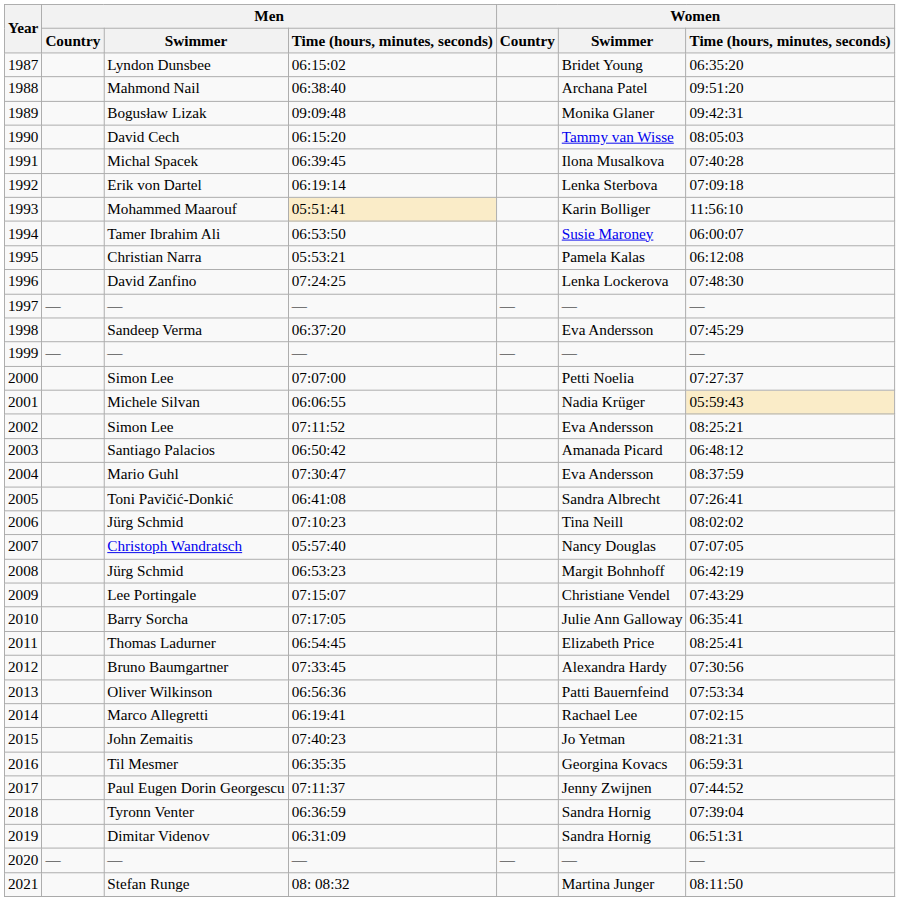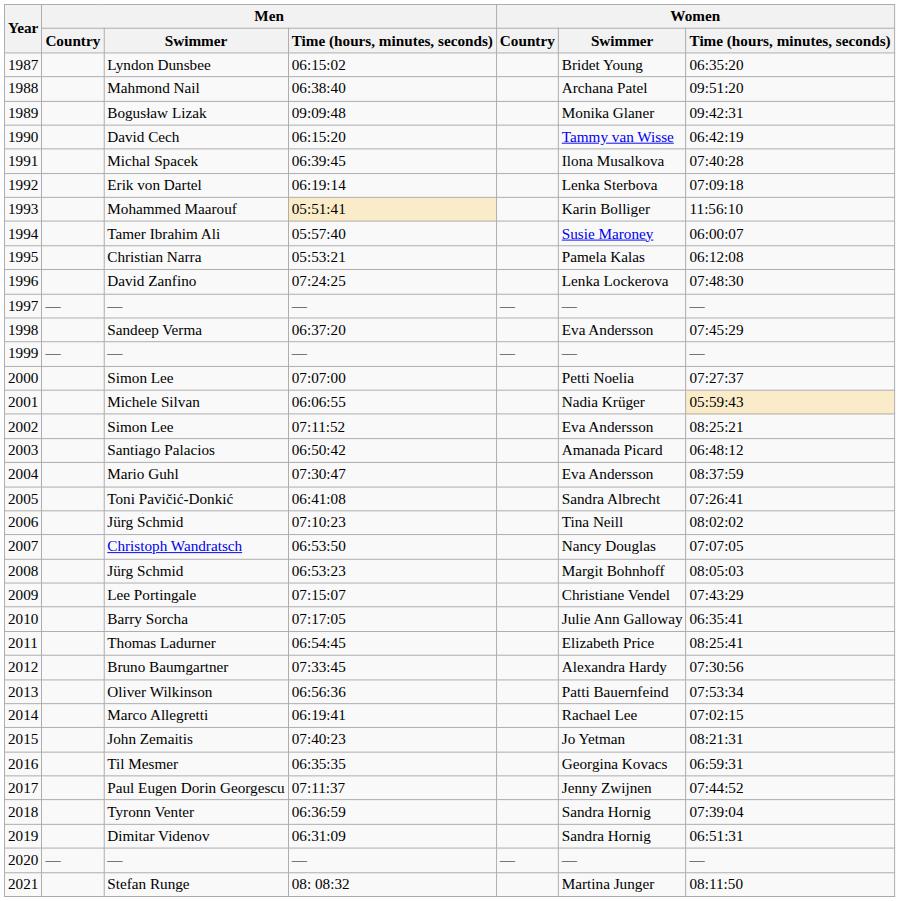(717, 137) 08:05:03 -> (717, 137) 06:42:19
(319, 233) 06:53:50 -> (319, 233) 05:57:40
(319, 546) 05:57:40 -> (319, 546) 06:53:50
(717, 570) 06:42:19 -> (717, 570) 08:05:03
